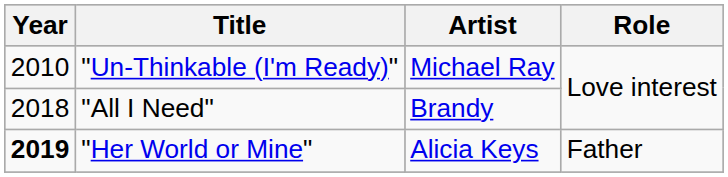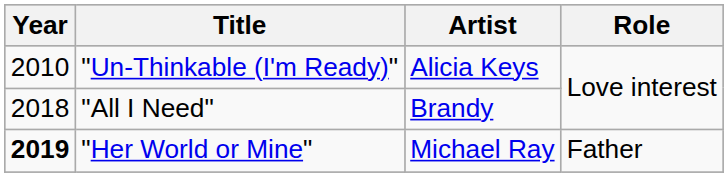(482, 66) Michael Ray -> (474, 66) Alicia Keys
(474, 150) Alicia Keys -> (482, 150) Michael Ray
